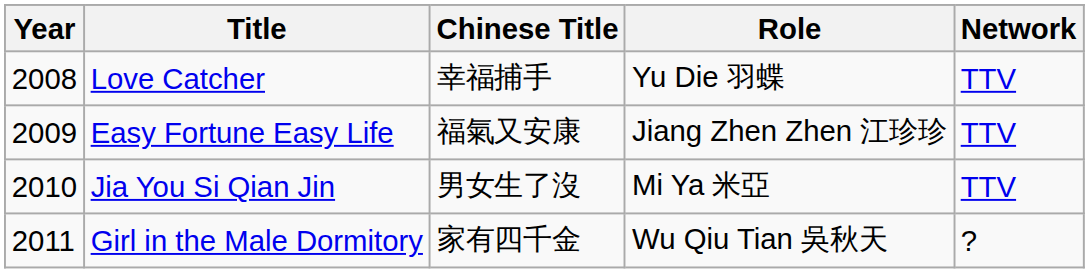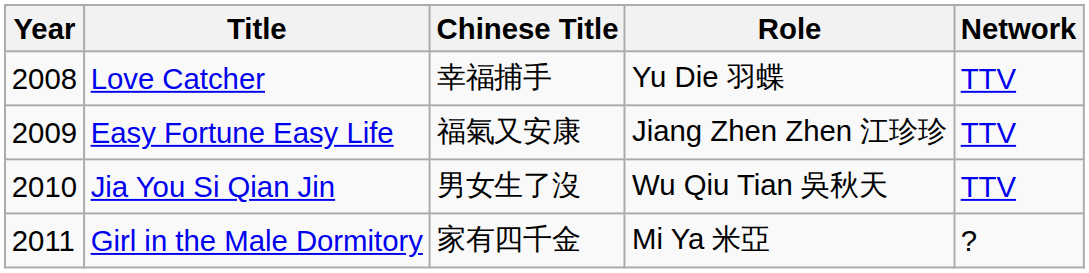(701, 185) Mi Ya 米亞 -> (760, 185) Wu Qiu Tian 吳秋天
(760, 239) Wu Qiu Tian 吳秋天 -> (701, 239) Mi Ya 米亞
